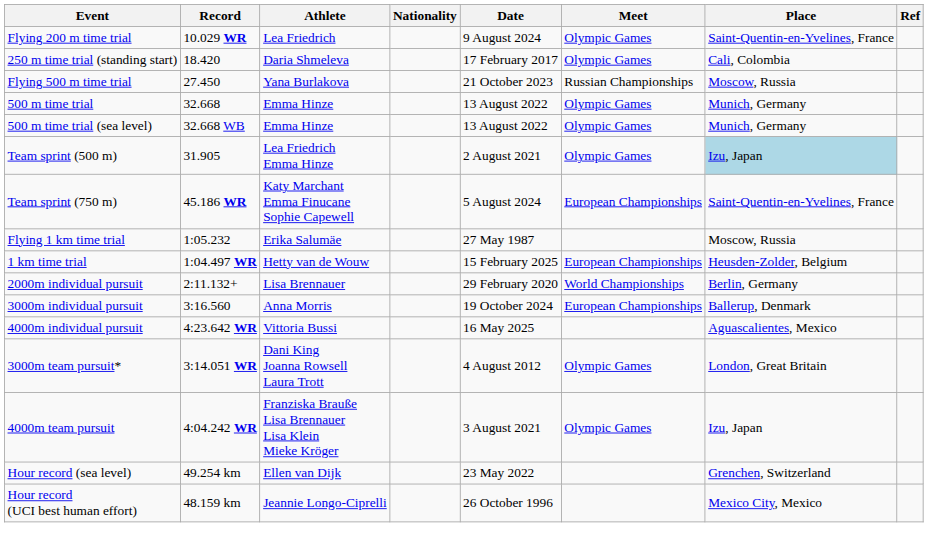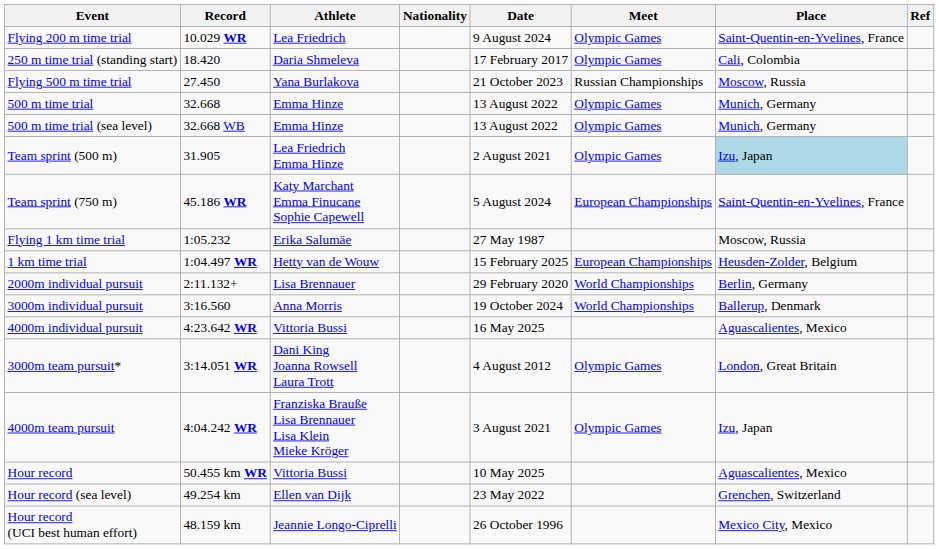(633, 305) European Championships -> (634, 305) World Championships
+ row: (40, 473)
